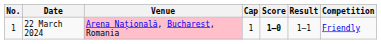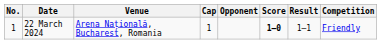+ column: (239, 11)
(150, 28) pink background -> (119, 28) no background
